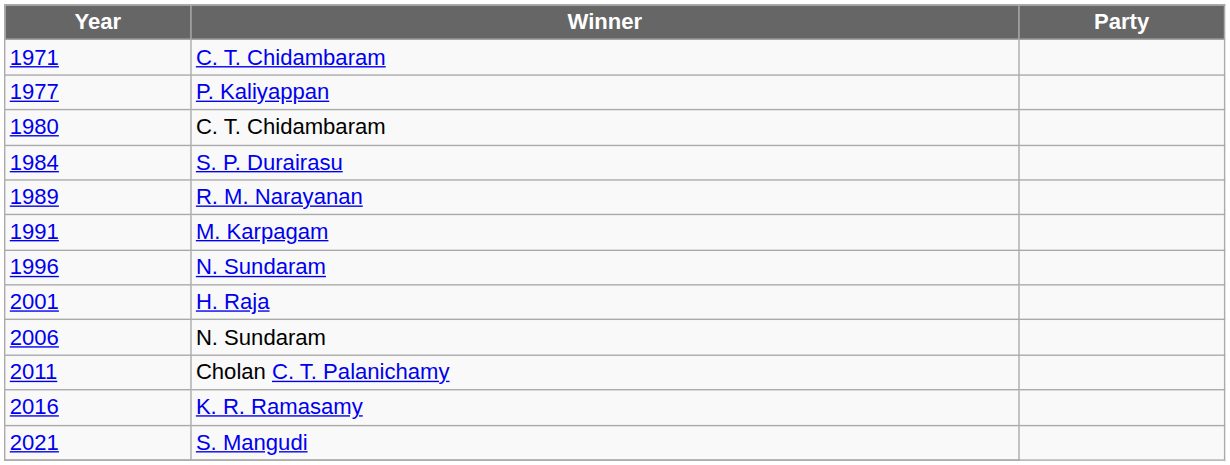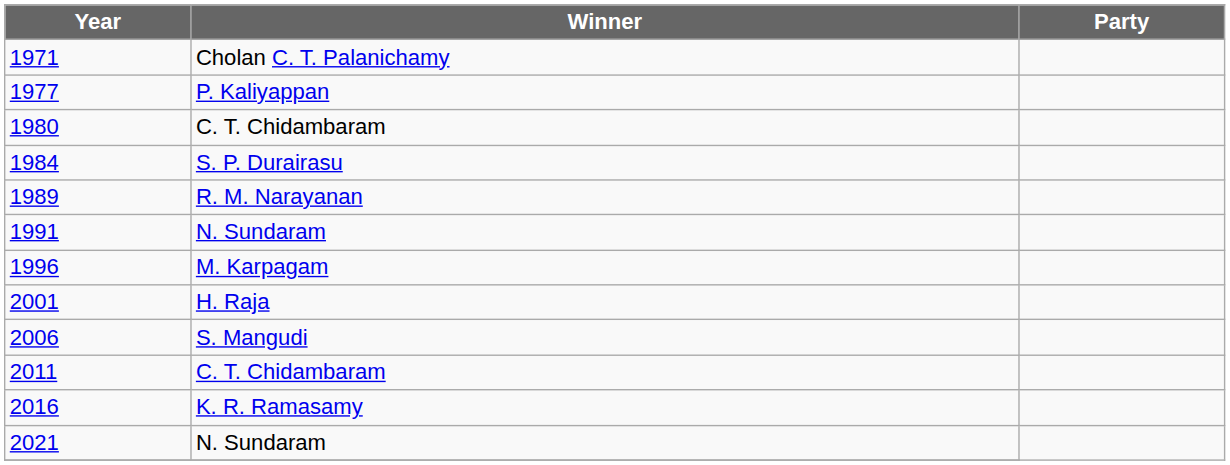(291, 57) C. T. Chidambaram -> (323, 57) Cholan C. T. Palanichamy
(262, 232) M. Karpagam -> (261, 232) N. Sundaram
(261, 267) N. Sundaram -> (262, 267) M. Karpagam
(261, 337) N. Sundaram -> (252, 337) S. Mangudi
(323, 372) Cholan C. T. Palanichamy -> (291, 372) C. T. Chidambaram
(252, 442) S. Mangudi -> (261, 442) N. Sundaram
